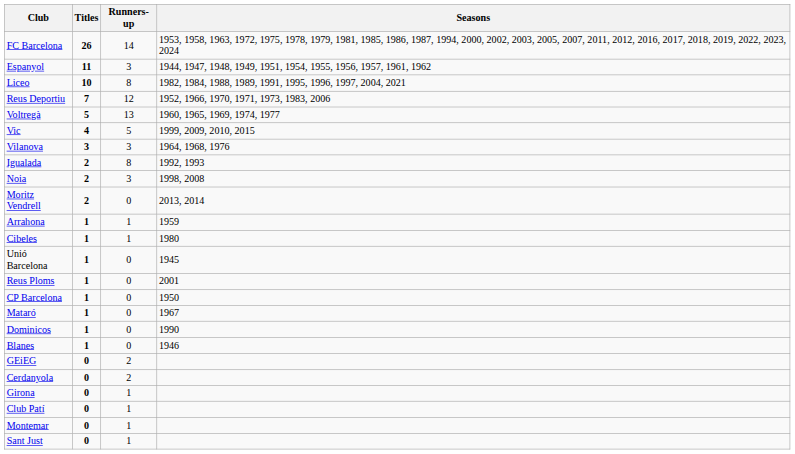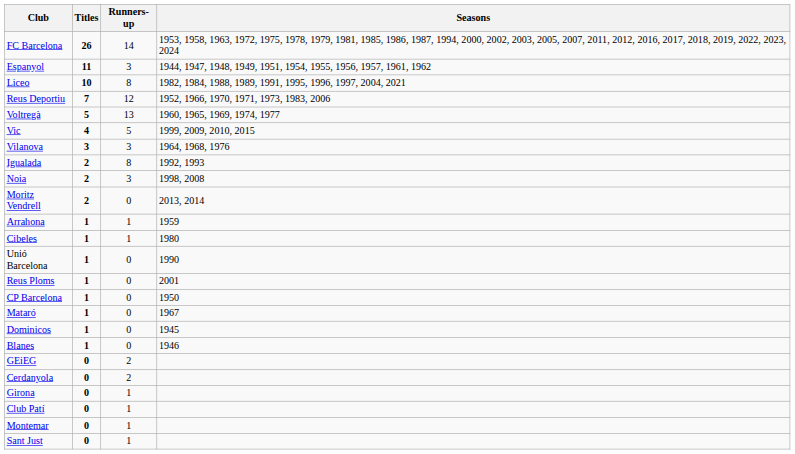(169, 260) 1945 -> (169, 260) 1990
(169, 329) 1990 -> (169, 329) 1945
